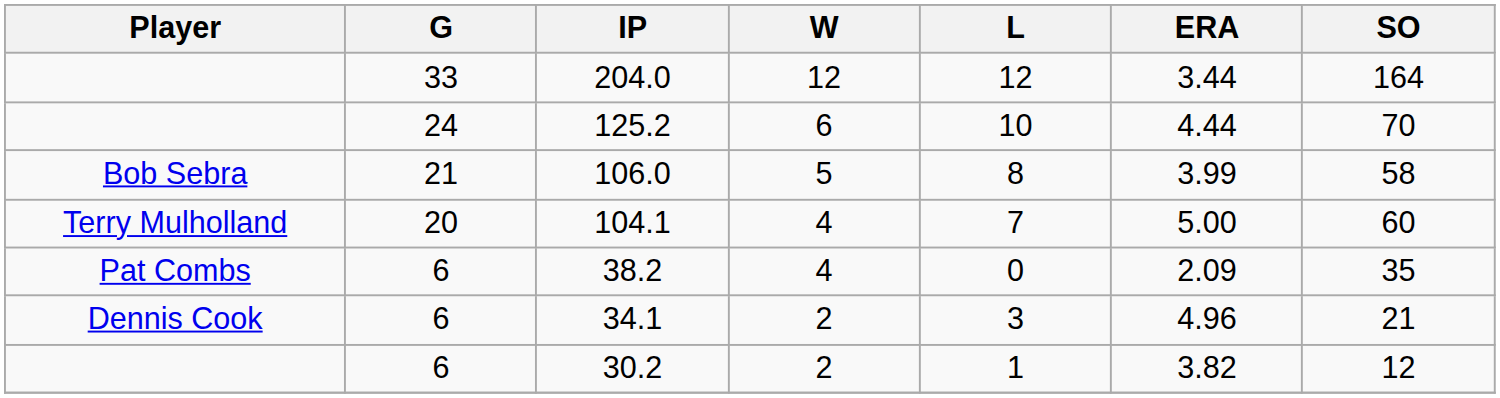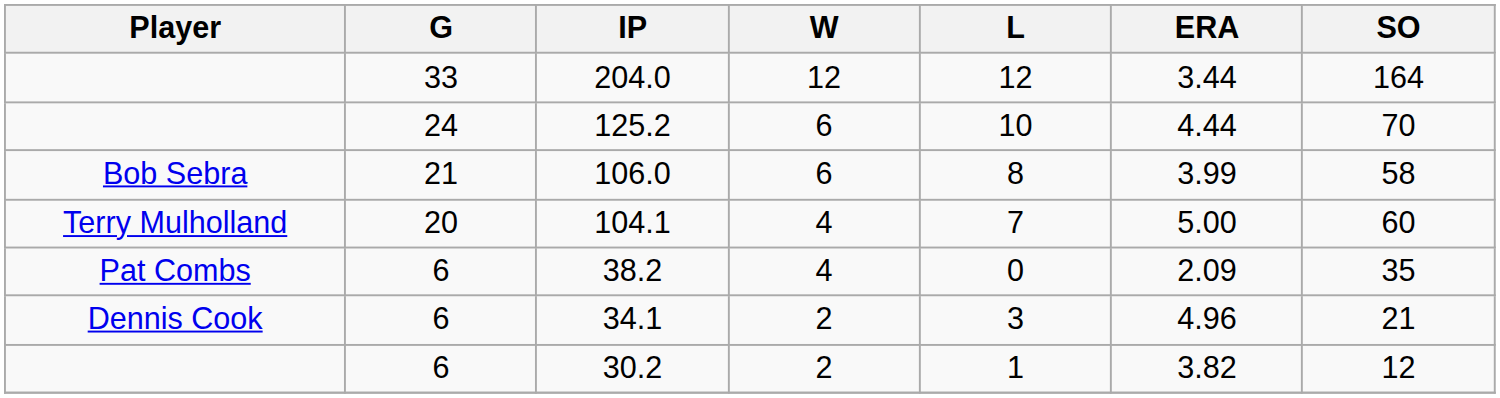(824, 174) 5 -> (824, 174) 6
